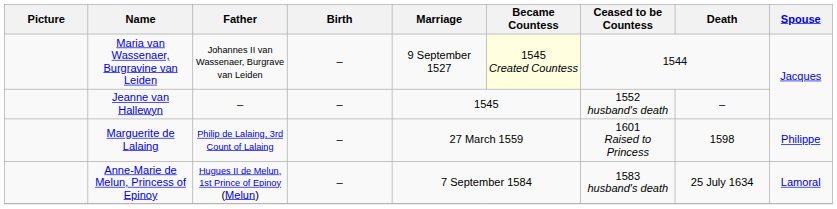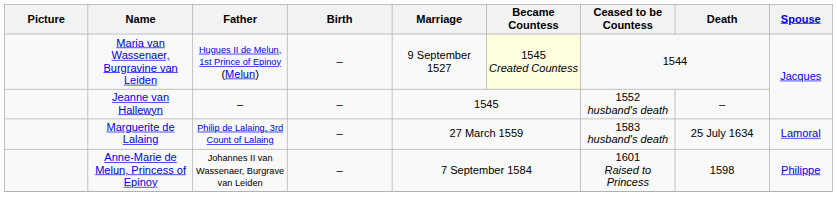(240, 62) Johannes II van Wassenaer, Burgrave van Leiden -> (240, 62) Hugues II de Melun, 1st Prince of Epinoy (Melun)
(628, 140) 1601 Raised to Princess -> (628, 134) 1583 husband's death
(722, 140) 1598 -> (722, 134) 25 July 1634
(801, 140) Philippe -> (801, 134) Lamoral
(240, 183) Hugues II de Melun, 1st Prince of Epinoy (Melun) -> (240, 170) Johannes II van Wassenaer, Burgrave van Leiden
(628, 182) 1583 husband's death -> (628, 170) 1601 Raised to Princess
(722, 182) 25 July 1634 -> (722, 170) 1598
(801, 182) Lamoral -> (801, 170) Philippe
